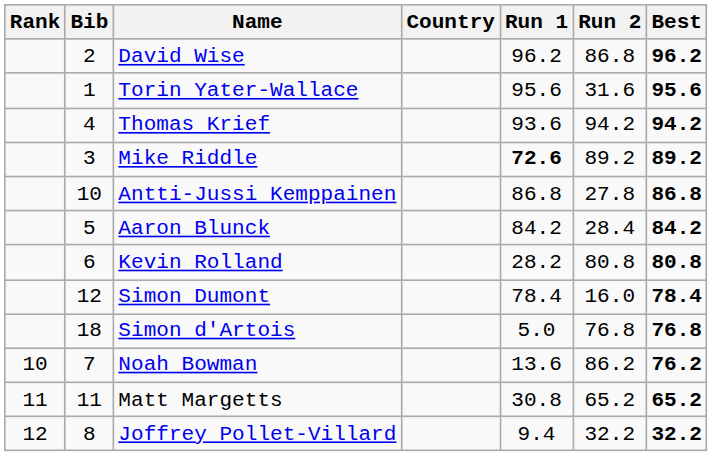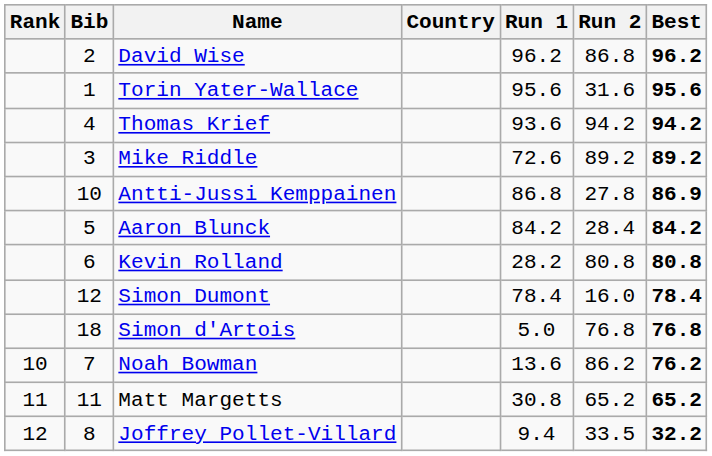(537, 159) bold -> (537, 159) normal
(677, 194) 86.8 -> (677, 194) 86.9
(610, 434) 32.2 -> (610, 434) 33.5
